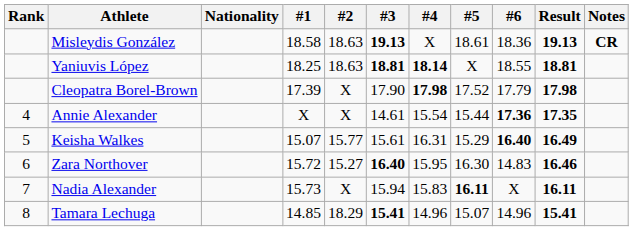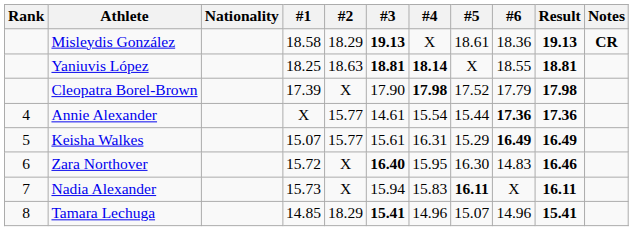(346, 41) 18.63 -> (346, 41) 18.29
(346, 115) X -> (346, 115) 15.77
(560, 115) 17.35 -> (560, 115) 17.36
(514, 139) 16.40 -> (514, 139) 16.49
(346, 164) 15.27 -> (346, 164) X
